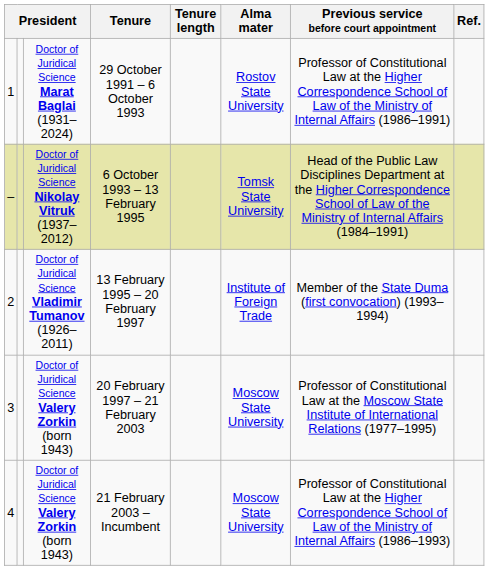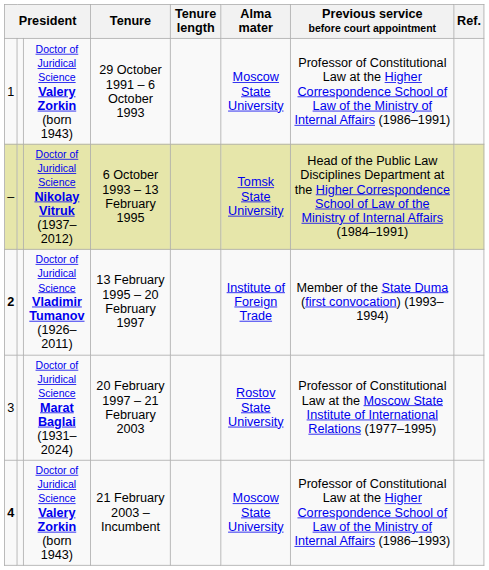(57, 92) Doctor of Juridical Science Marat Baglai (1931–2024) -> (57, 92) Doctor of Juridical Science Valery Zorkin (born 1943)
(256, 91) Rostov State University -> (256, 91) Moscow State University
(11, 302) normal -> (11, 302) bold
(57, 408) Doctor of Juridical Science Valery Zorkin (born 1943) -> (57, 408) Doctor of Juridical Science Marat Baglai (1931–2024)
(256, 407) Moscow State University -> (256, 407) Rostov State University
(11, 512) normal -> (11, 512) bold
